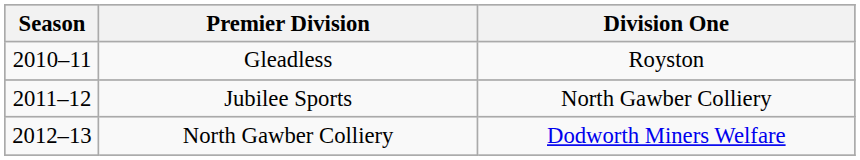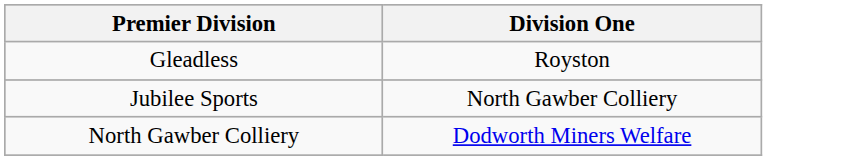- column: (52, 22)
